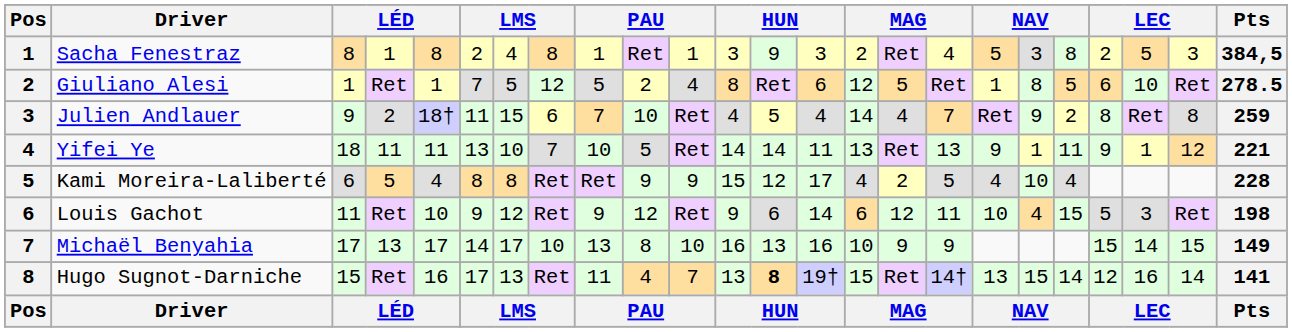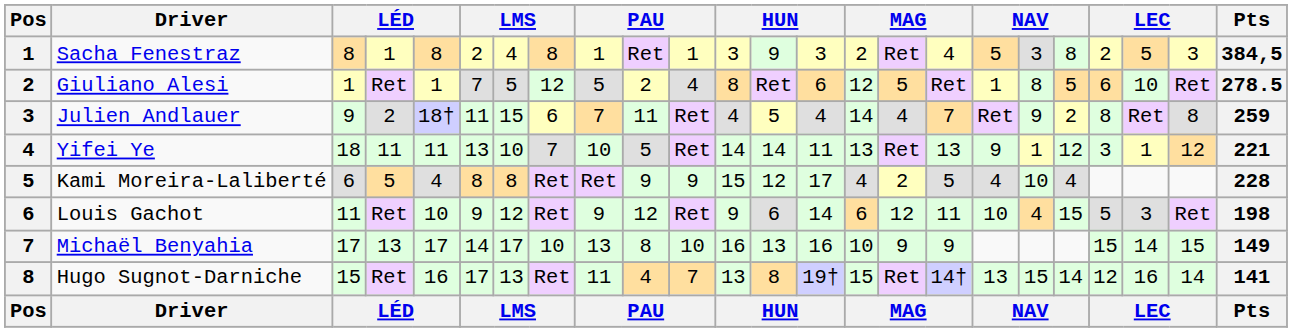(646, 118) 10 -> (646, 118) 11
(1071, 150) 11 -> (1071, 150) 12
(1105, 150) 9 -> (1105, 150) 3
(774, 279) bold -> (774, 279) normal
